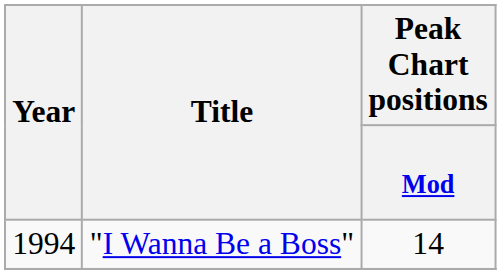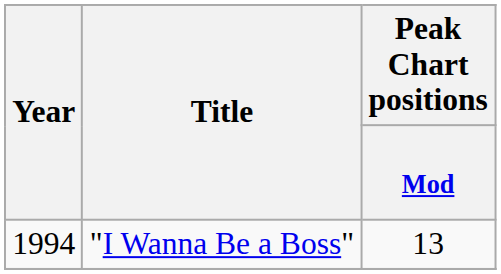(428, 244) 14 -> (428, 244) 13
